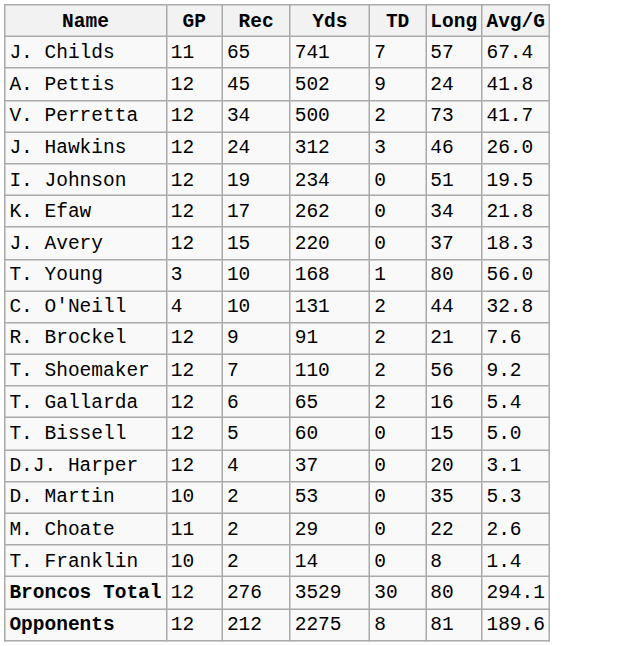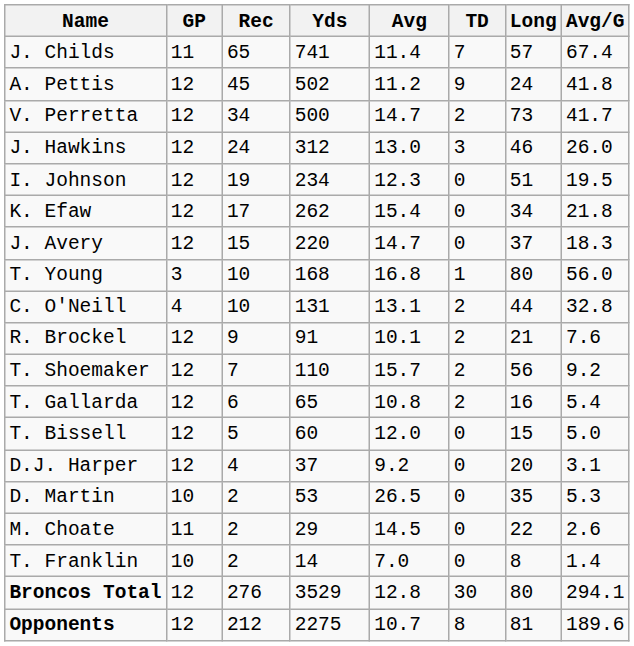+ column: (409, 21)
